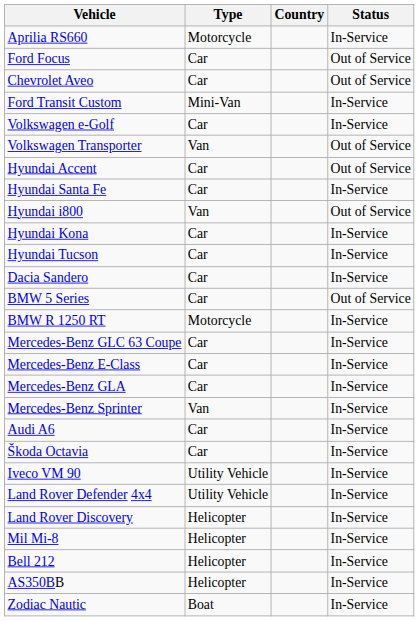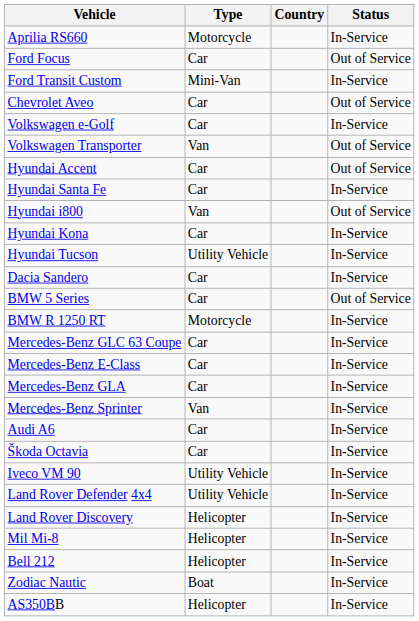rows swapped: (65, 102) <-> (50, 80)
(198, 255) Car -> (228, 255) Utility Vehicle
rows swapped: (36, 582) <-> (47, 604)
